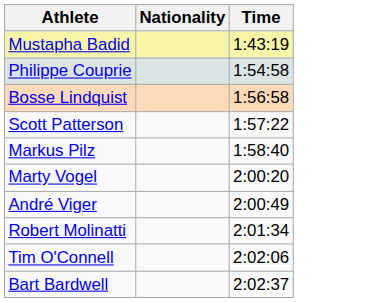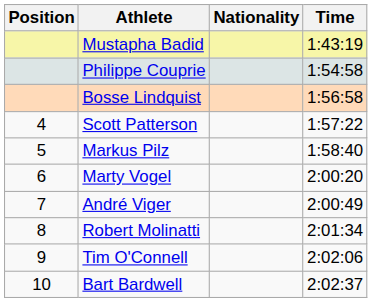+ column: (42, 17)
